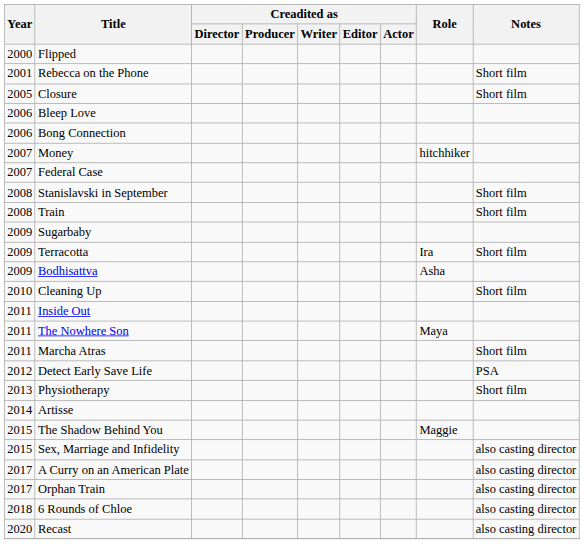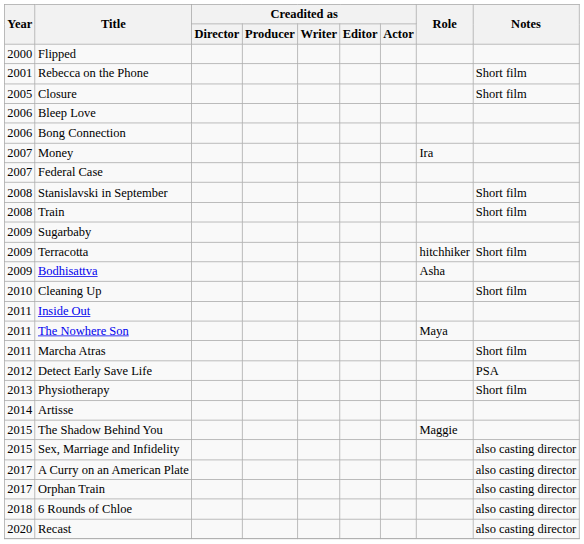(445, 152) hitchhiker -> (426, 152) Ira
(426, 251) Ira -> (445, 251) hitchhiker
